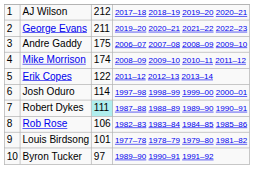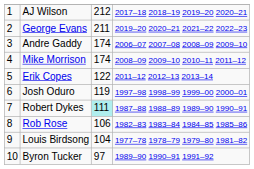(102, 44) 175 -> (102, 44) 174
(102, 92) 114 -> (102, 92) 119
(102, 140) 101 -> (102, 140) 104
